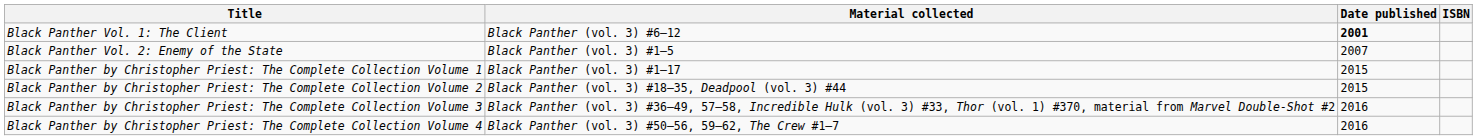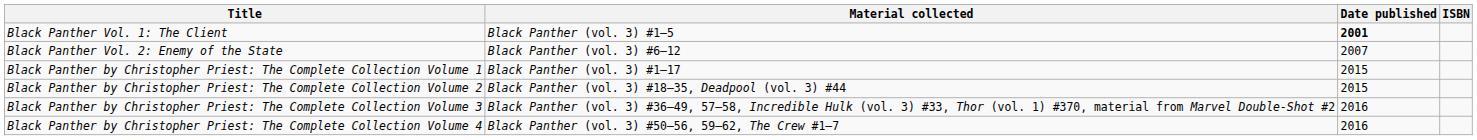(584, 32) Black Panther (vol. 3) #6–12 -> (581, 32) Black Panther (vol. 3) #1–5
(581, 51) Black Panther (vol. 3) #1–5 -> (584, 51) Black Panther (vol. 3) #6–12
